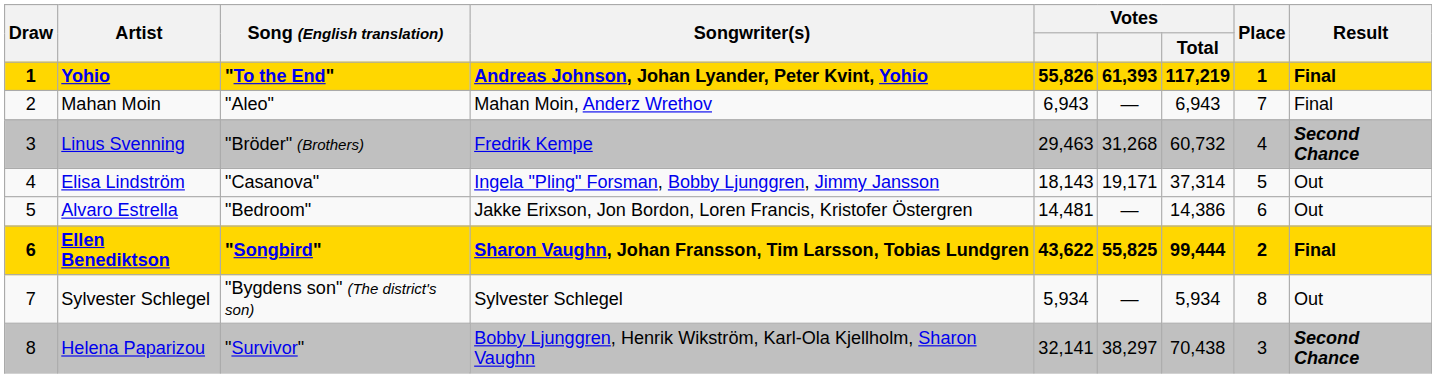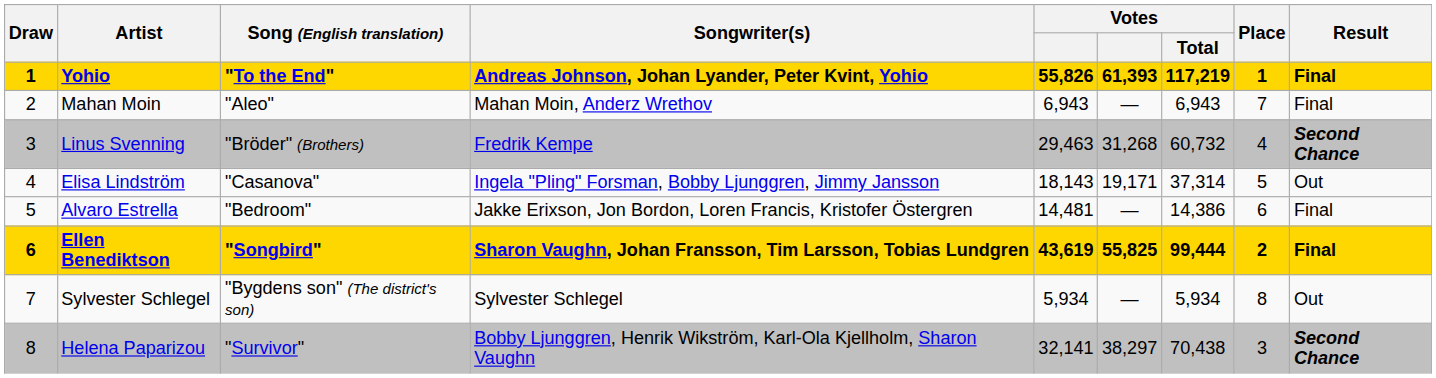(1308, 211) Out -> (1313, 211) Final
(1066, 250) 43,622 -> (1066, 250) 43,619
